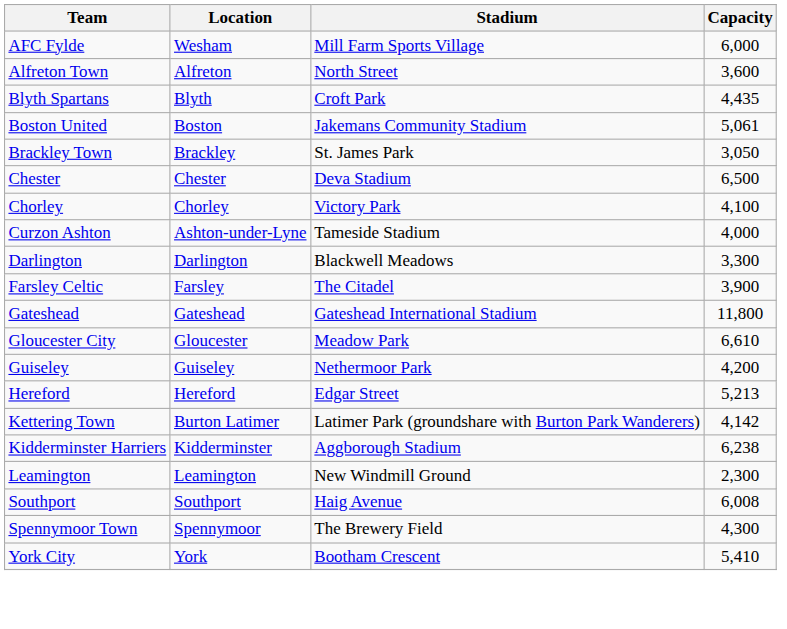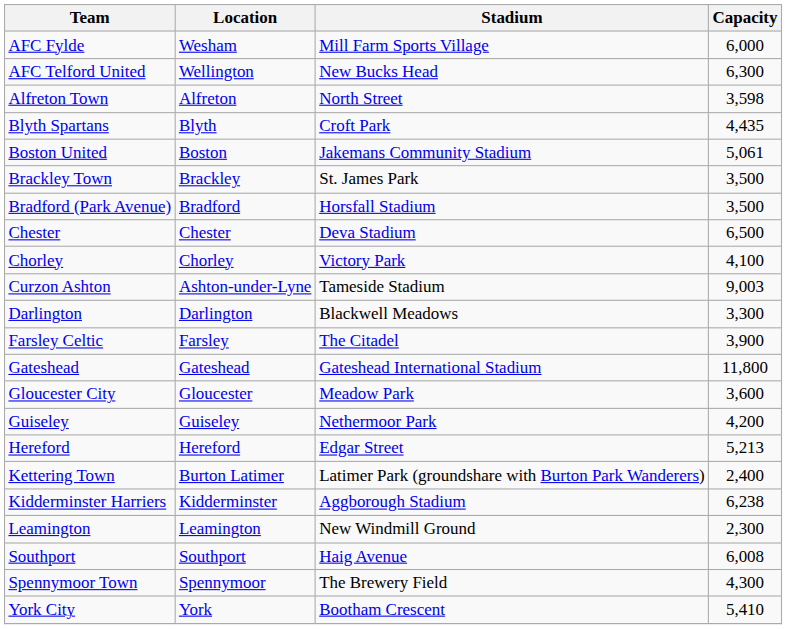+ row: (77, 71)
(740, 71) 3,600 -> (745, 98) 3,598
(740, 152) 3,050 -> (745, 179) 3,500
+ row: (90, 206)
(740, 233) 4,000 -> (745, 286) 9,003
(740, 340) 6,610 -> (745, 394) 3,600
(740, 421) 4,142 -> (745, 475) 2,400
